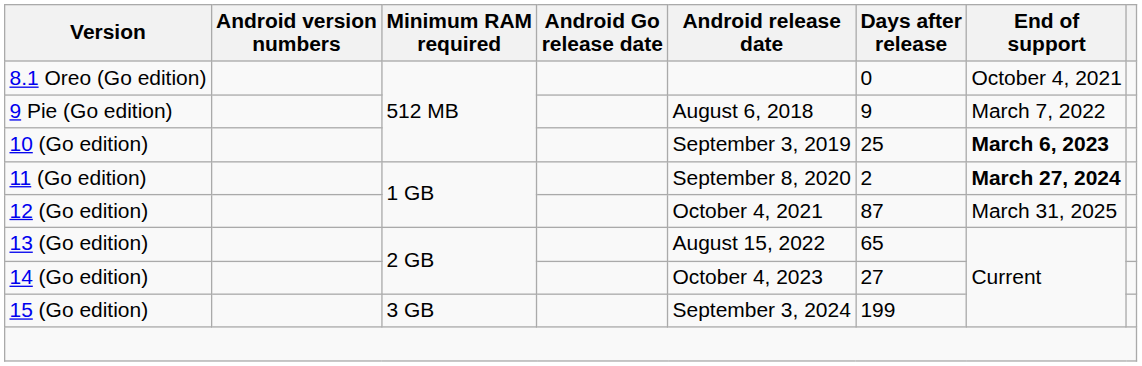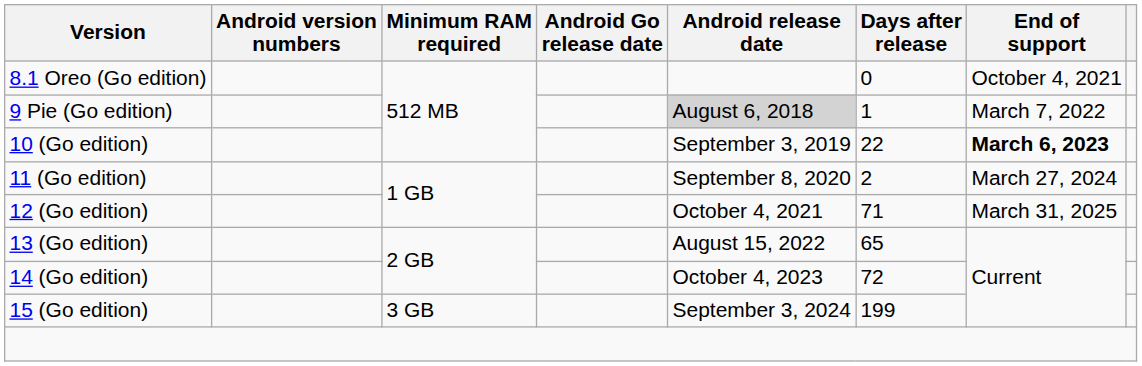(743, 111) no background -> (743, 111) lightgrey background
(866, 111) 9 -> (866, 111) 1
(872, 144) 25 -> (872, 144) 22
(1046, 177) bold -> (1044, 177) normal
(872, 210) 87 -> (872, 210) 71
(872, 277) 27 -> (872, 277) 72
